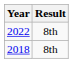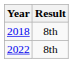rows swapped: (18, 49) <-> (18, 31)
